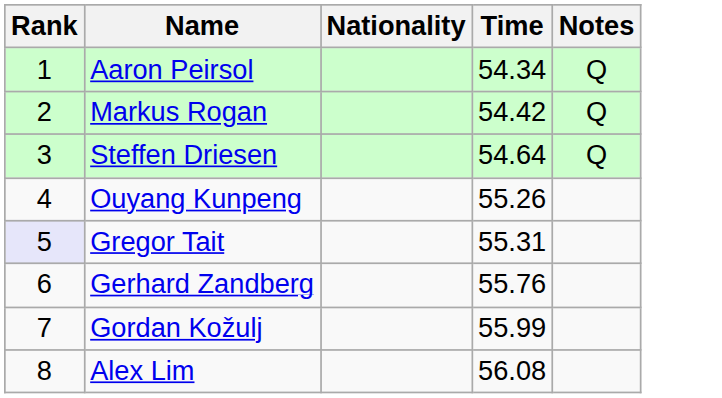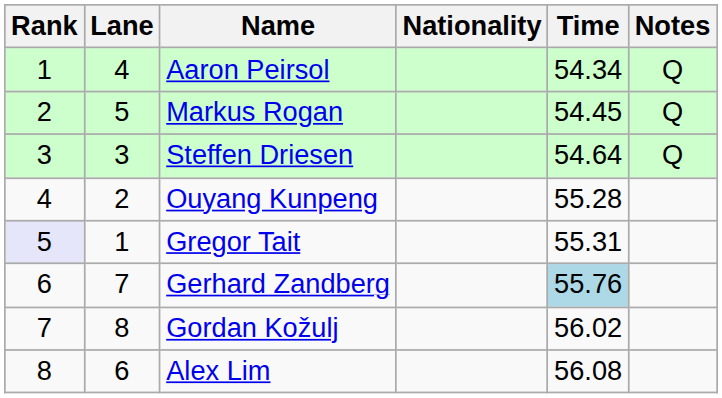+ column: (122, 26)
(512, 112) 54.42 -> (588, 112) 54.45
(512, 198) 55.26 -> (588, 198) 55.28
(512, 284) no background -> (588, 284) lightblue background
(512, 328) 55.99 -> (588, 328) 56.02
